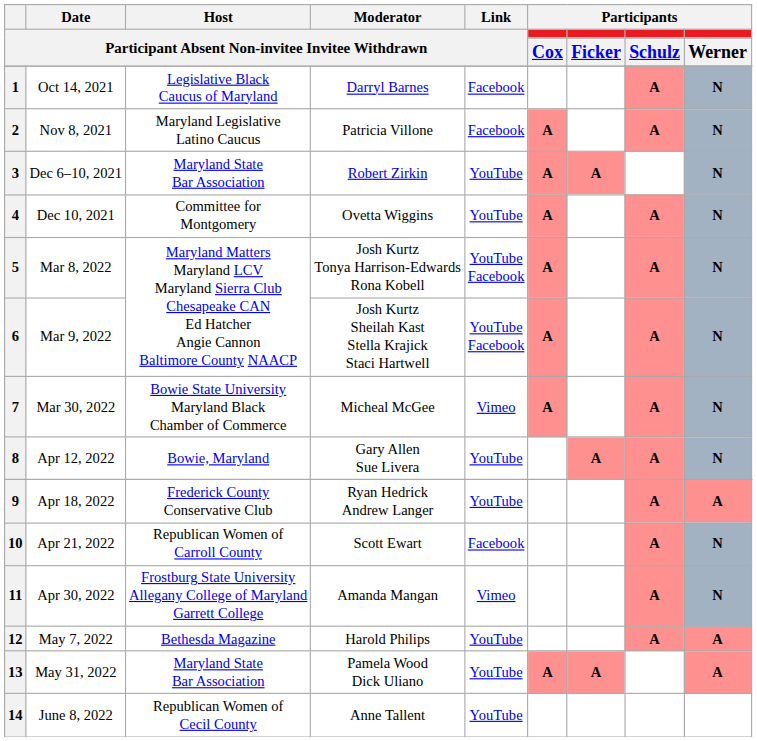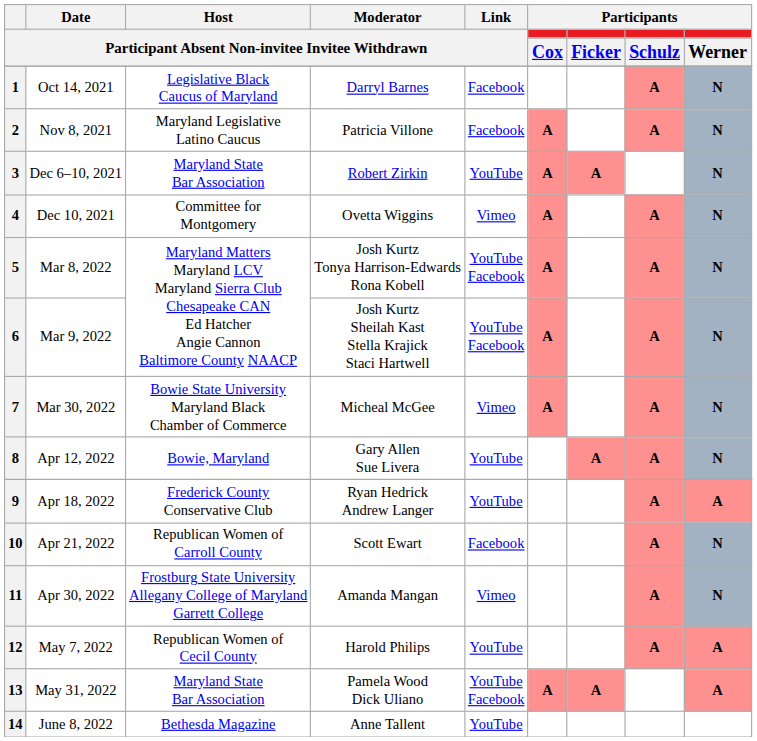(496, 215) YouTube -> (496, 215) Vimeo
(218, 638) Bethesda Magazine -> (218, 647) Republican Women of Cecil County
(496, 672) YouTube -> (496, 690) YouTube Facebook
(218, 715) Republican Women of Cecil County -> (218, 724) Bethesda Magazine
